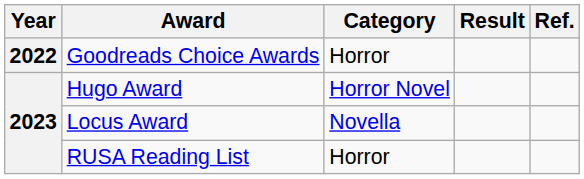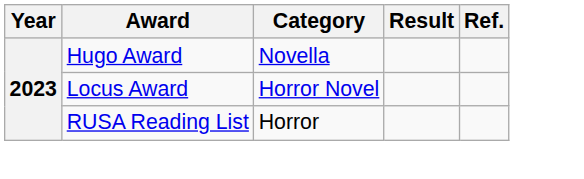- row: (193, 55)
(390, 88) Horror Novel -> (294, 55) Novella
(365, 122) Novella -> (319, 88) Horror Novel
